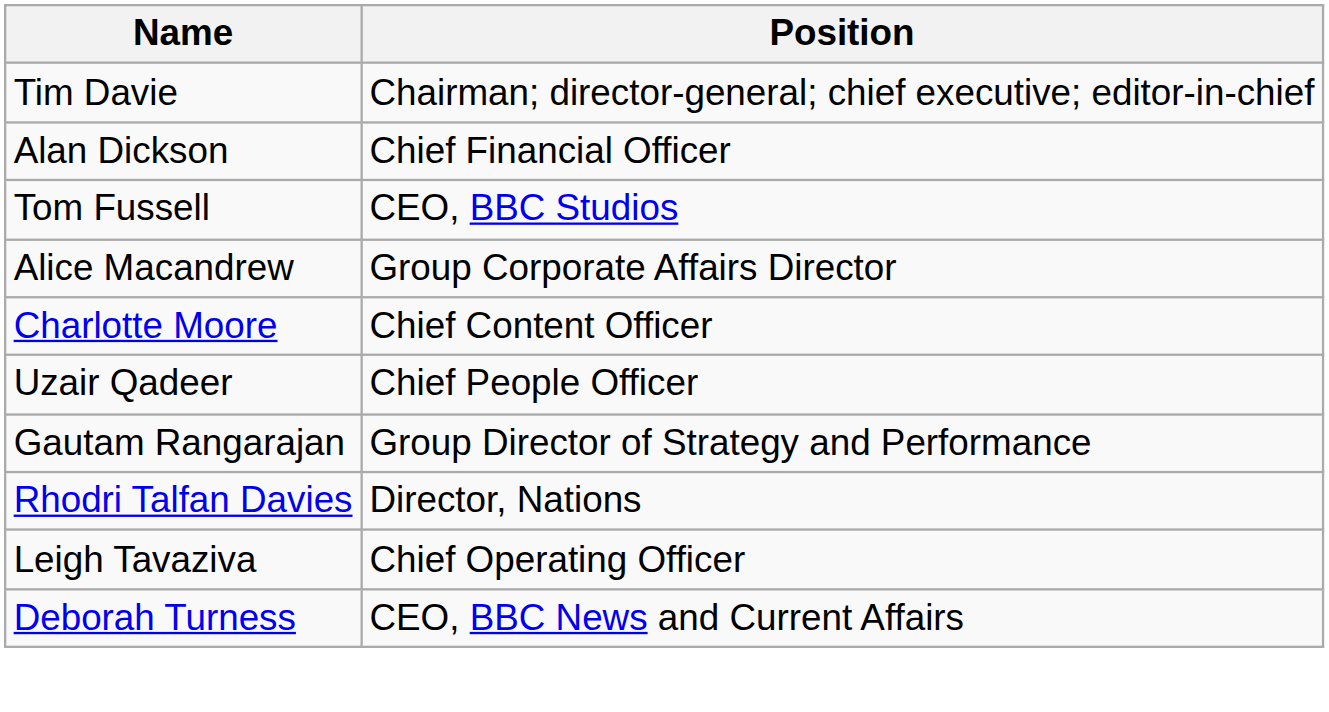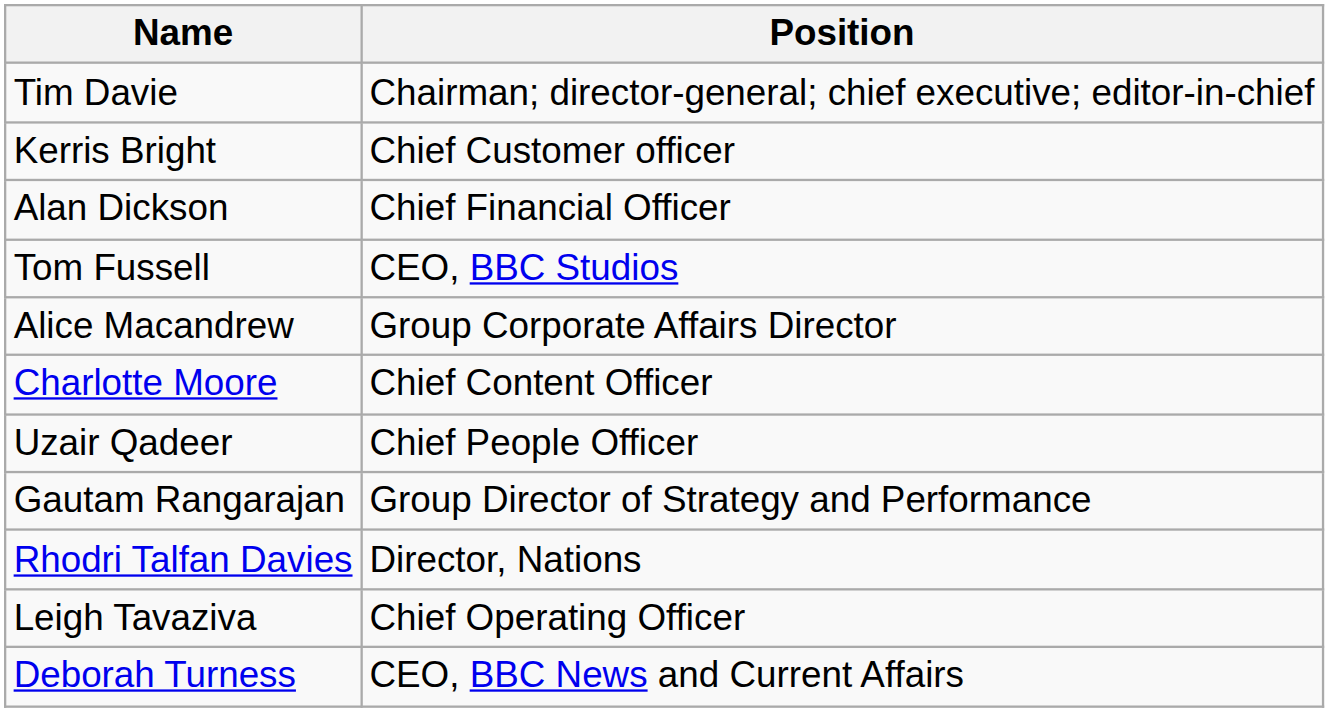+ row: (115, 150)
